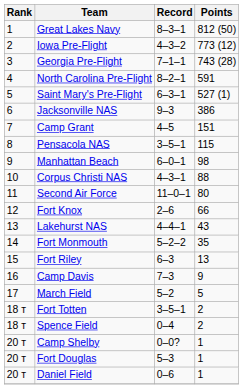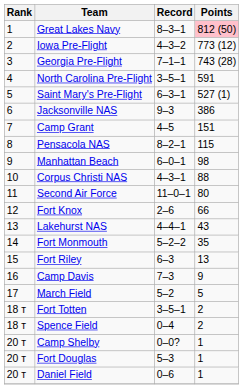(217, 29) no background -> (217, 29) pink background
(171, 78) 8–2–1 -> (171, 78) 3–5–1
(171, 144) 3–5–1 -> (171, 144) 8–2–1
